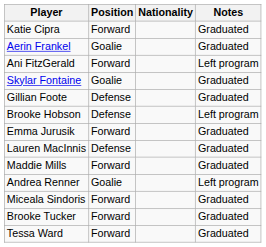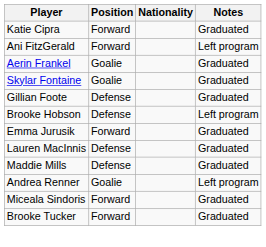rows swapped: (41, 64) <-> (39, 47)
(111, 166) Forward -> (111, 166) Defense
- row: (35, 234)
